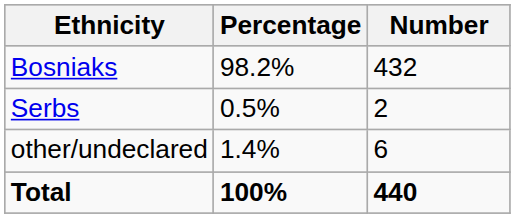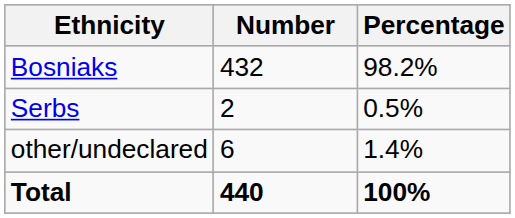columns swapped: (439, 25) <-> (291, 25)
